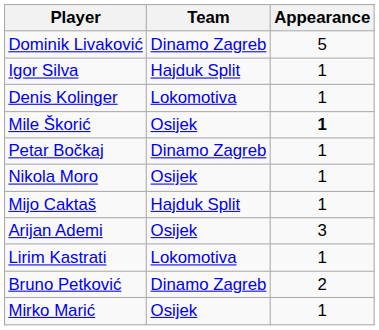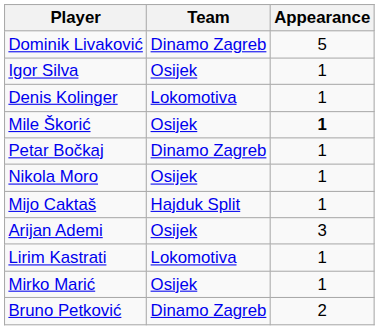(195, 71) Hajduk Split -> (174, 71) Osijek
rows swapped: (52, 310) <-> (65, 284)
